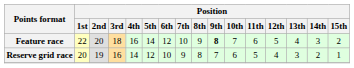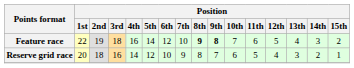(99, 40) 20 -> (99, 40) 19
(200, 40) normal -> (200, 40) bold
(99, 55) 19 -> (99, 55) 18
